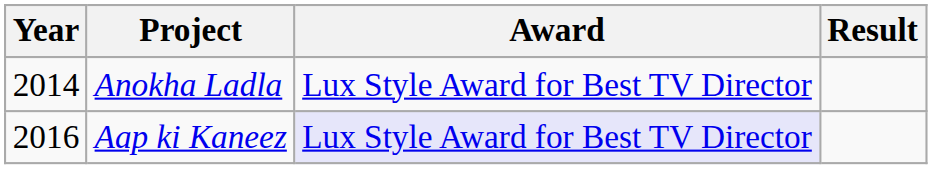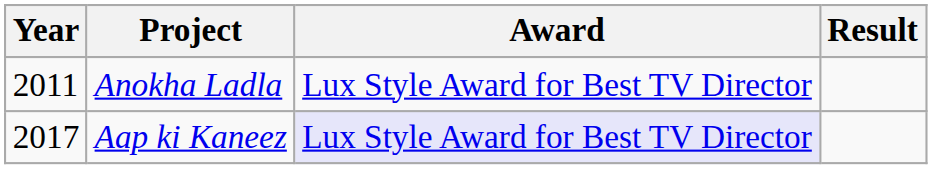(46, 83) 2014 -> (45, 83) 2011
(46, 136) 2016 -> (46, 136) 2017
